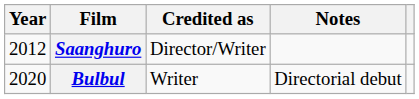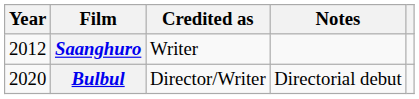(208, 49) Director/Writer -> (174, 49) Writer
(174, 78) Writer -> (208, 78) Director/Writer
